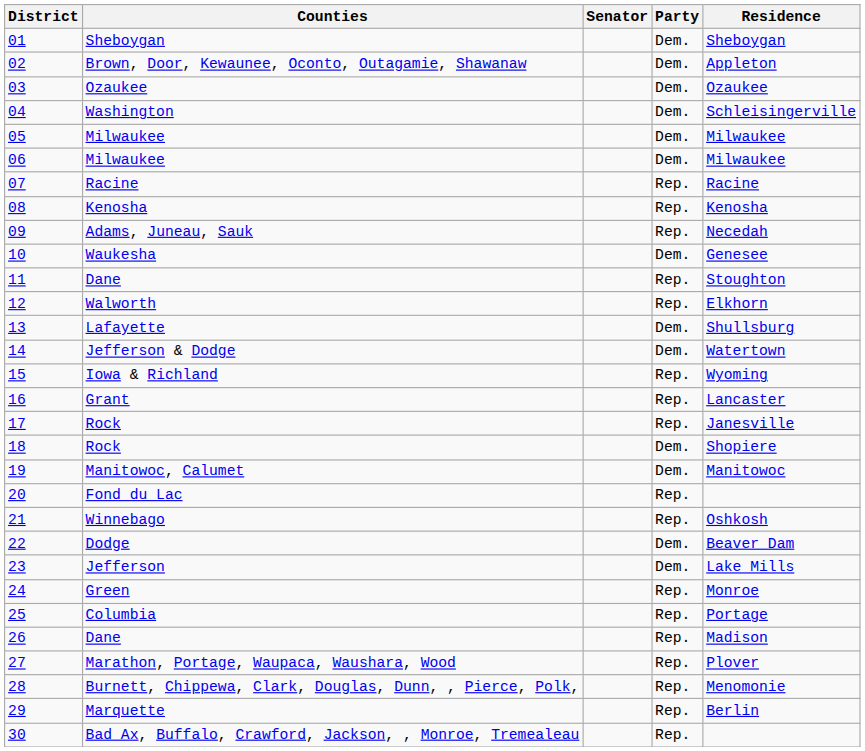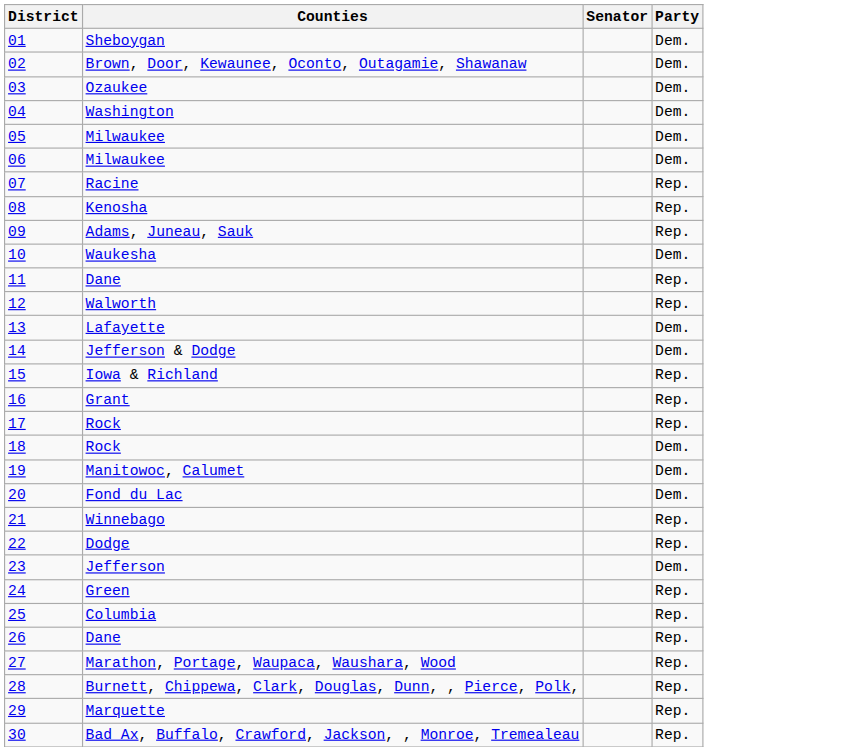- column: (781, 17)
(673, 495) Rep. -> (673, 495) Dem.
(673, 543) Dem. -> (673, 543) Rep.
